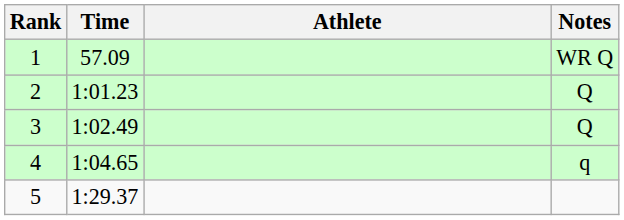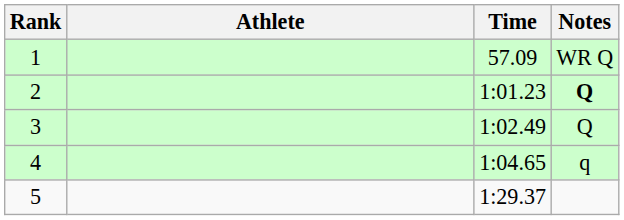columns swapped: (347, 22) <-> (105, 22)
(585, 92) normal -> (585, 92) bold
